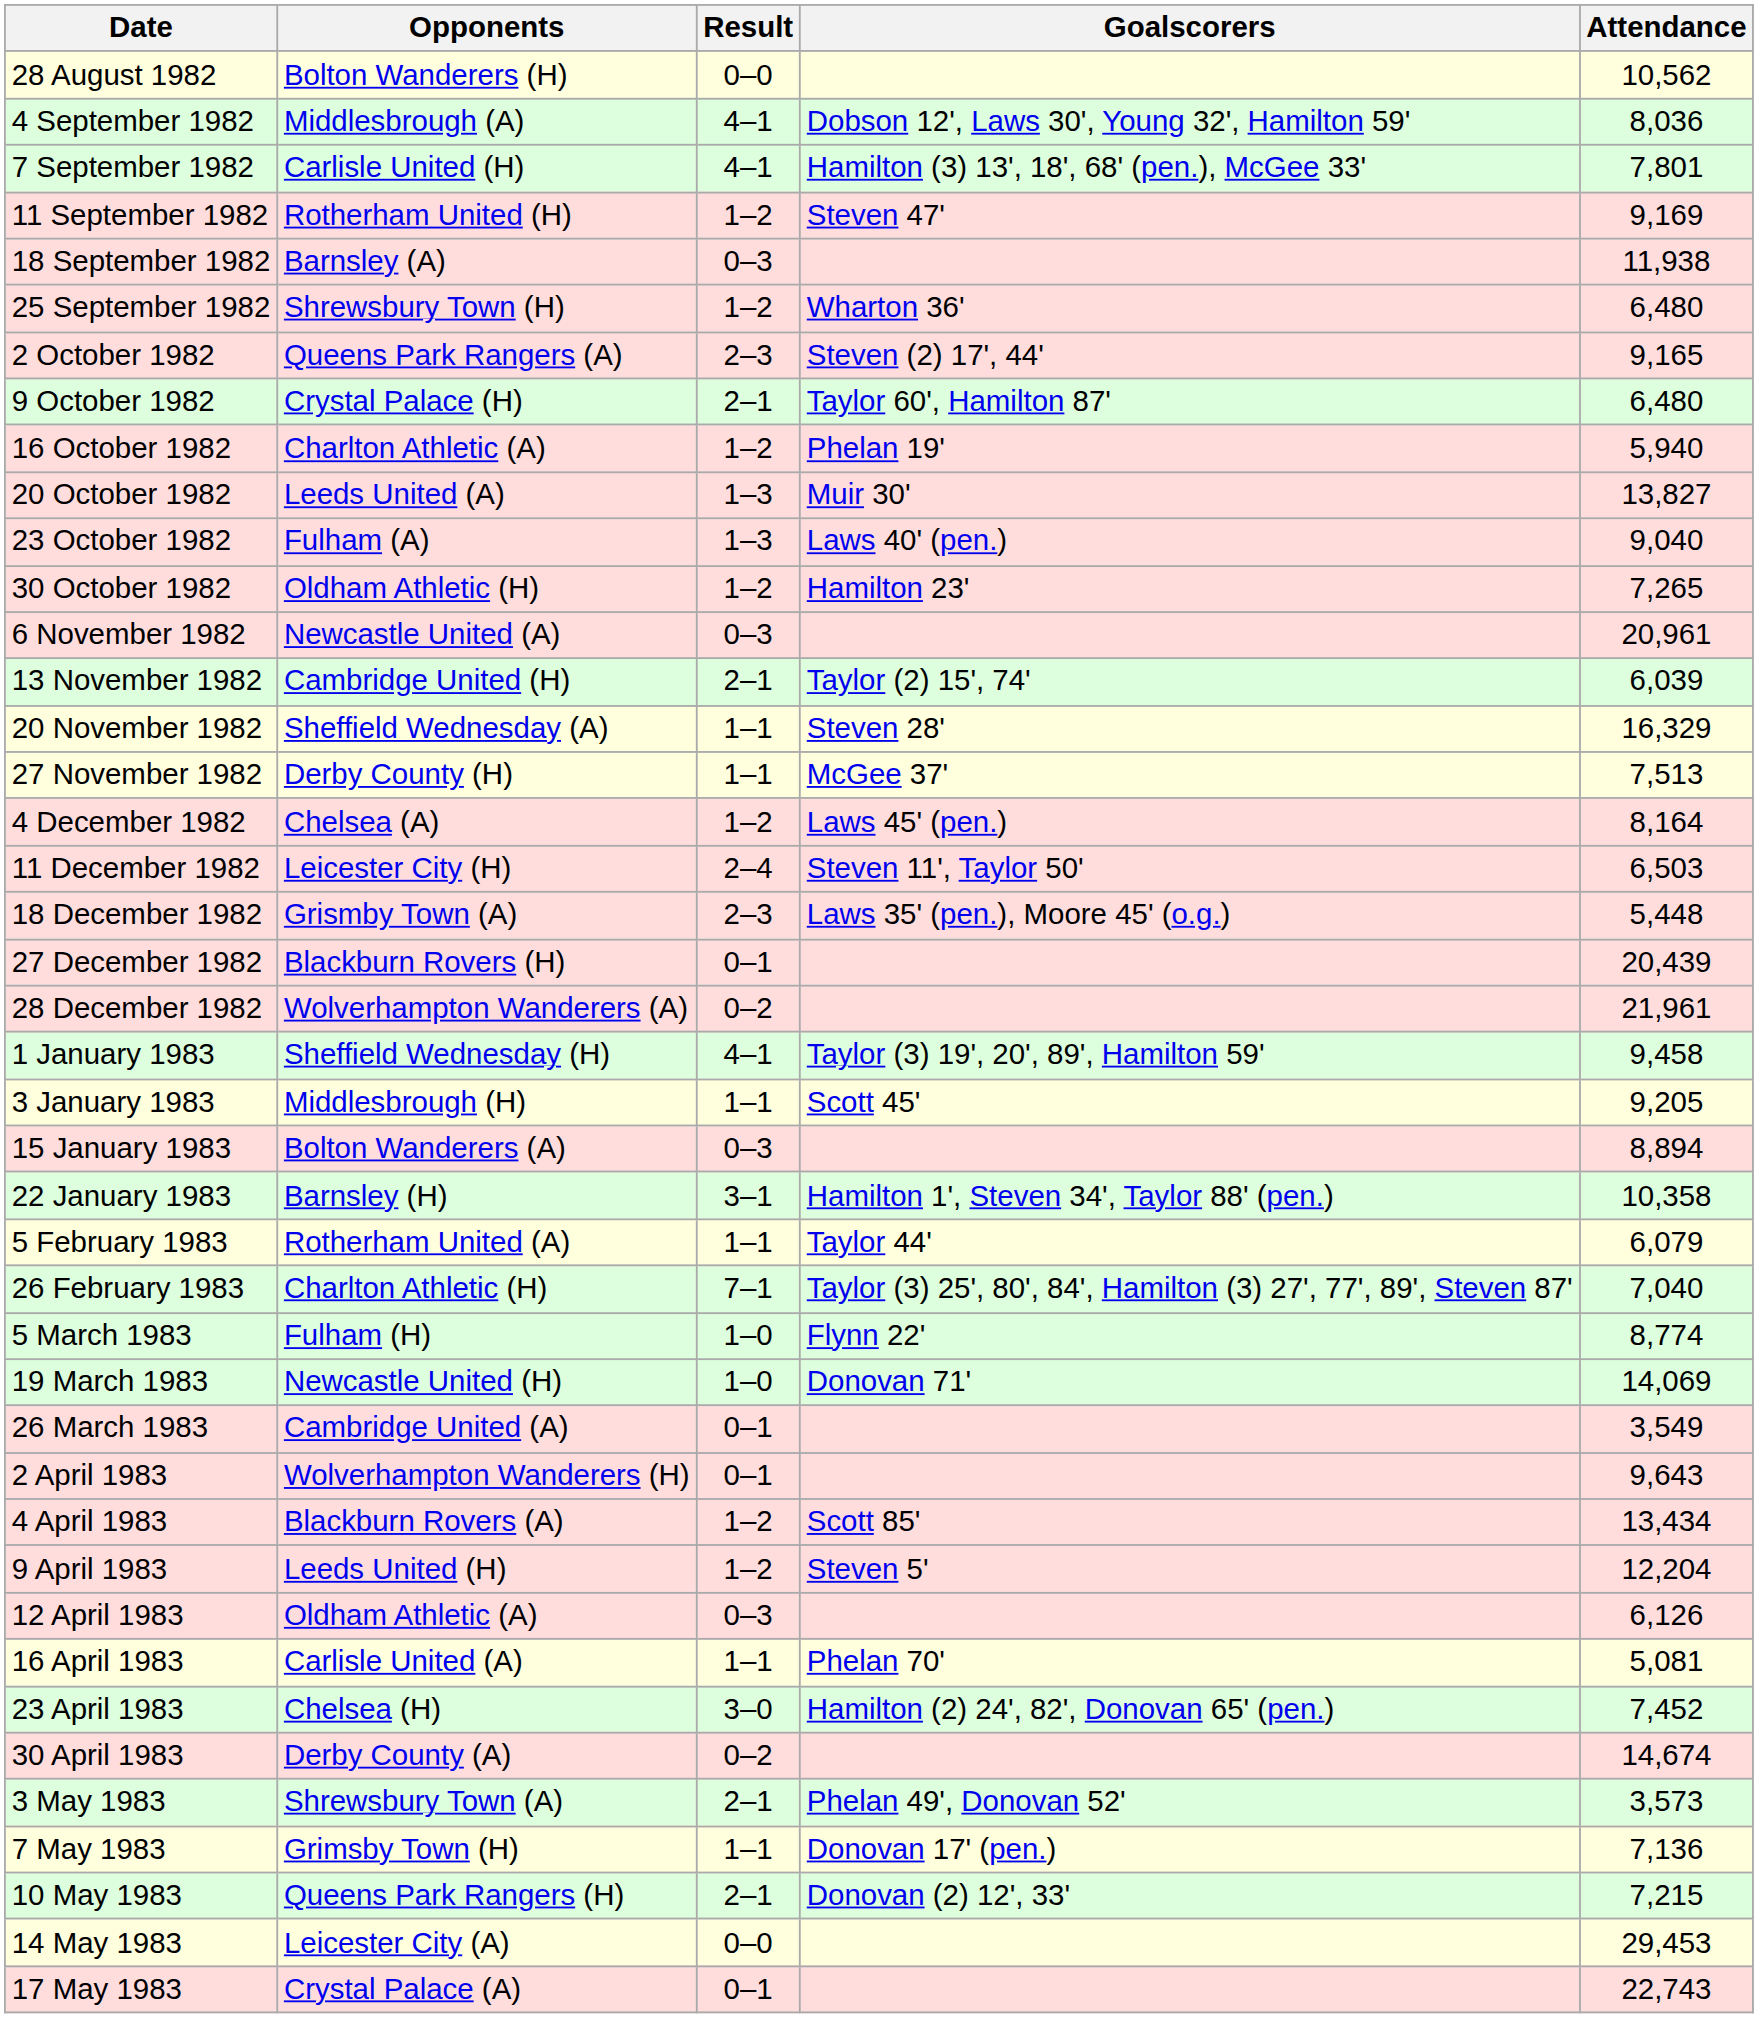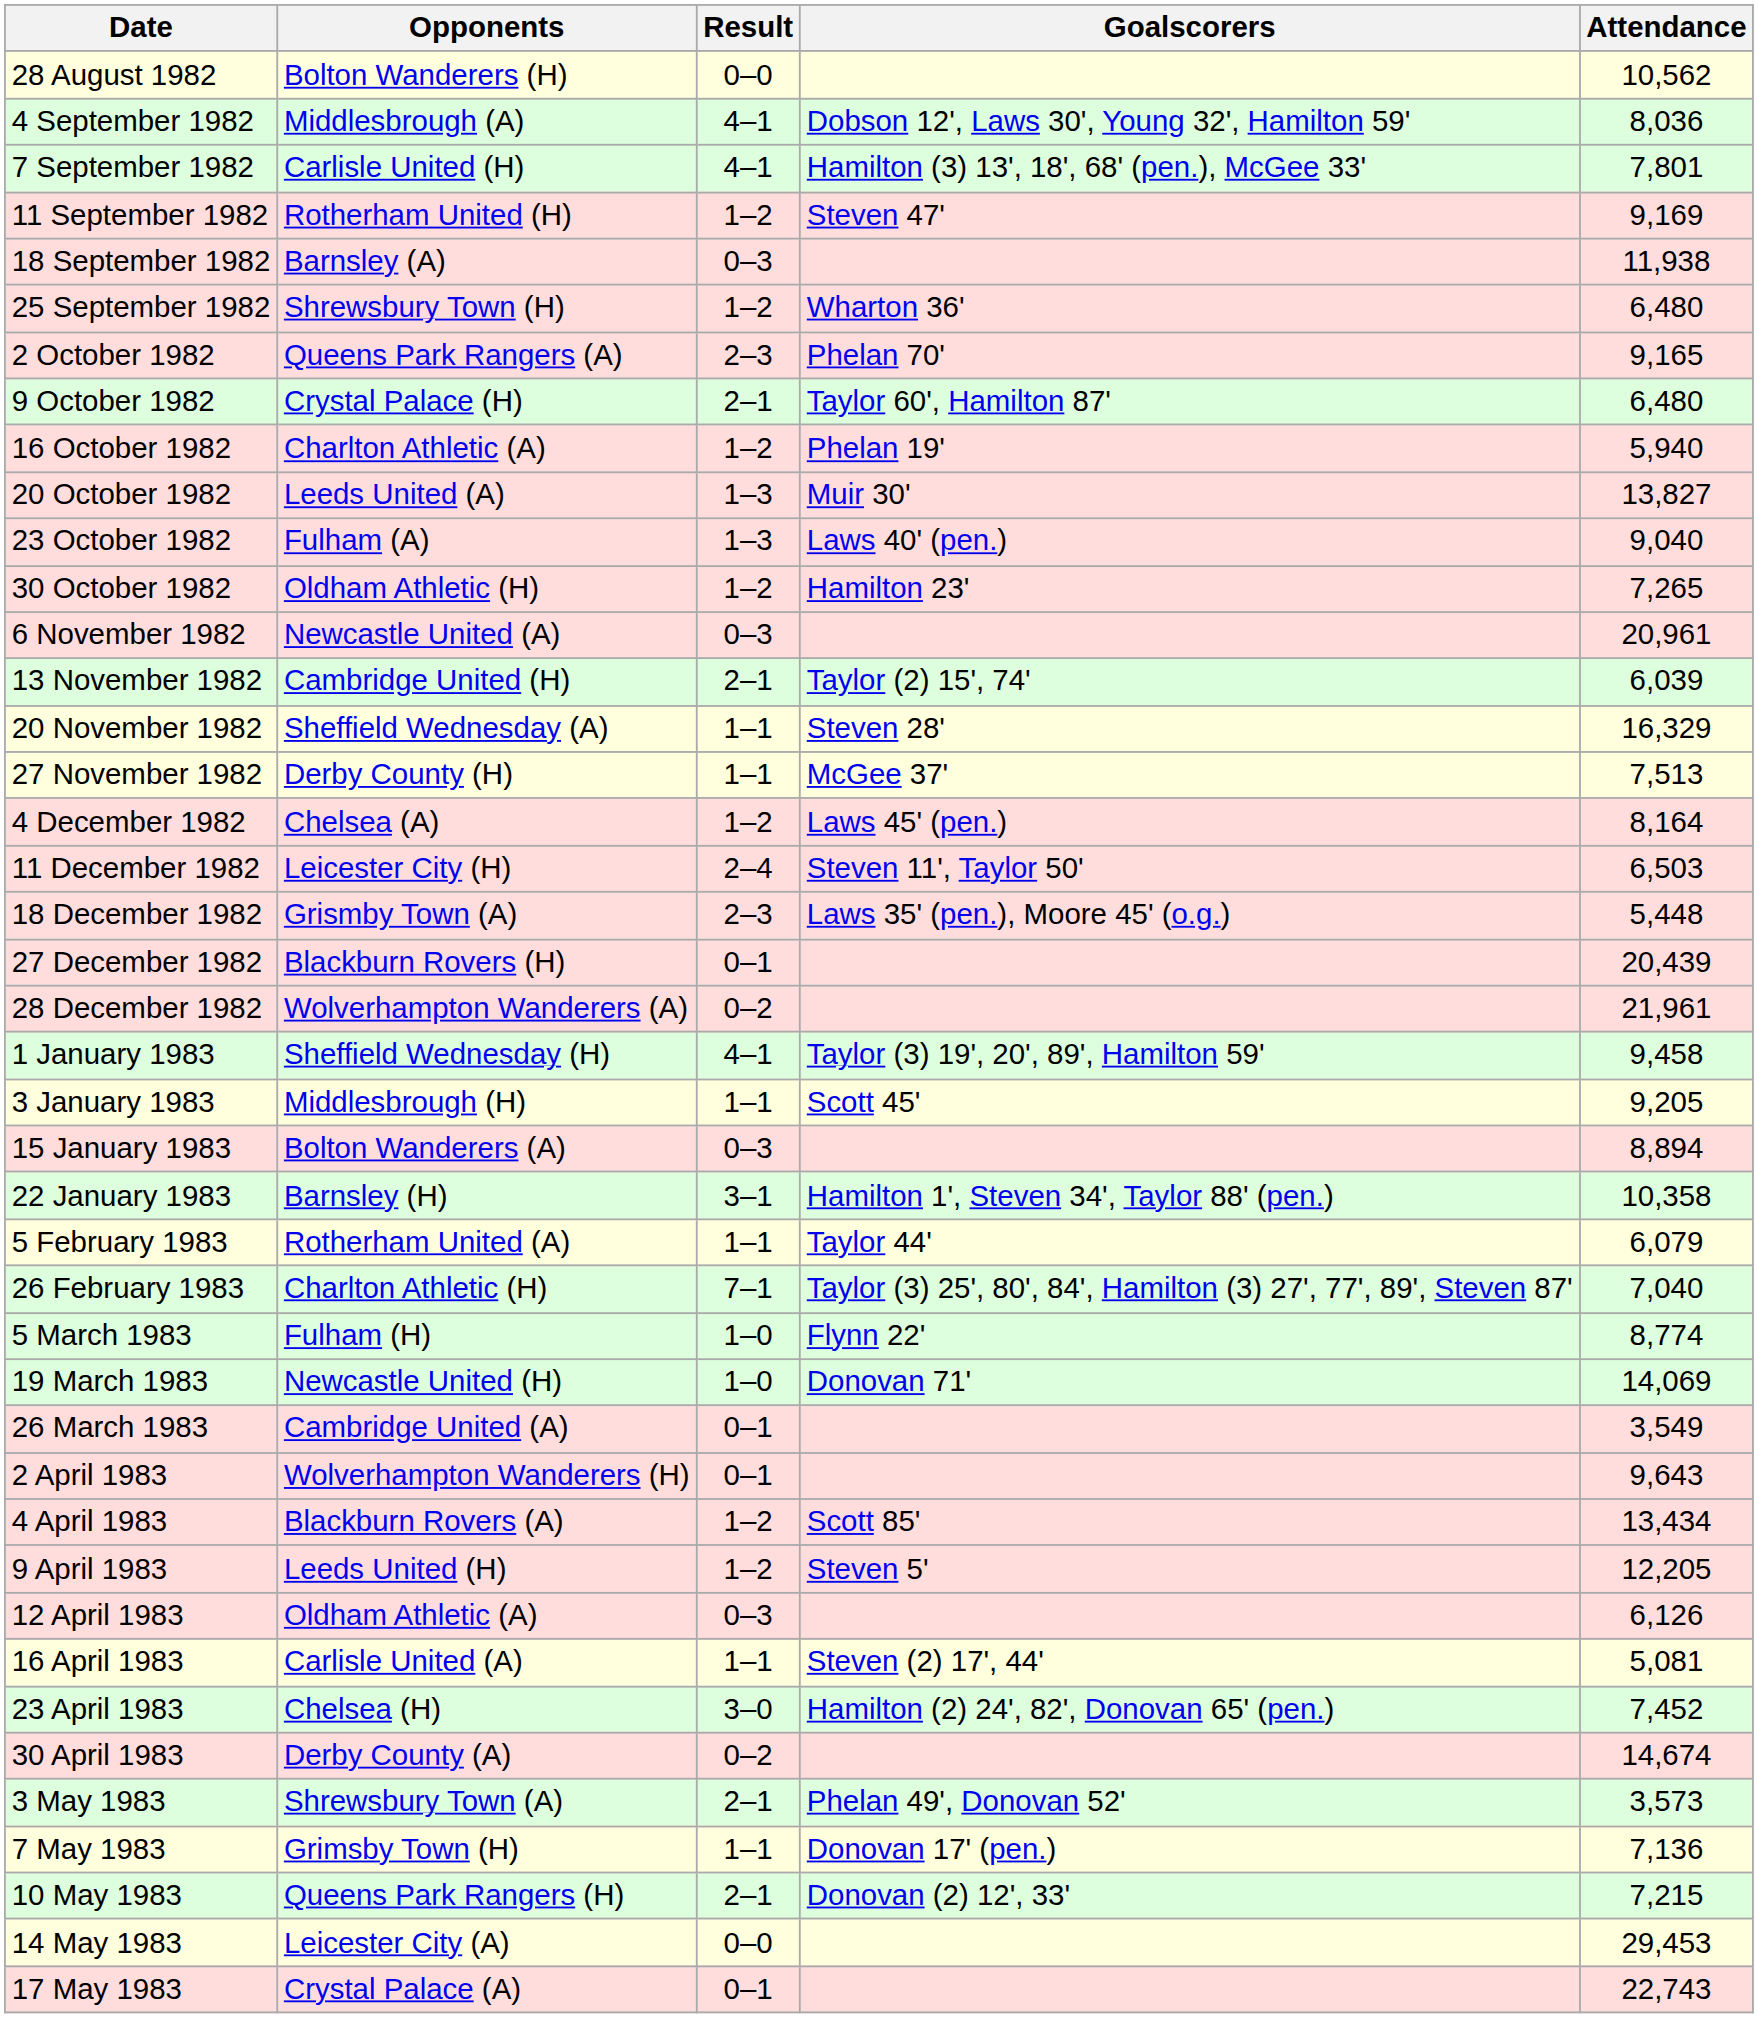(925, 354) Steven (2) 17', 44' -> (876, 354) Phelan 70'
(1666, 1568) 12,204 -> (1666, 1568) 12,205
(876, 1661) Phelan 70' -> (925, 1661) Steven (2) 17', 44'
